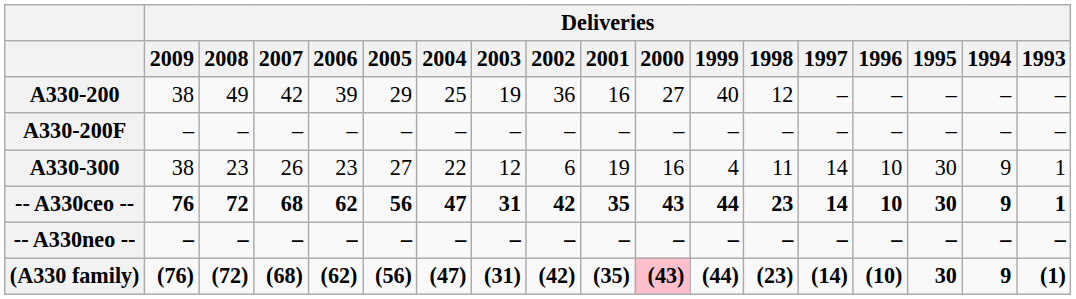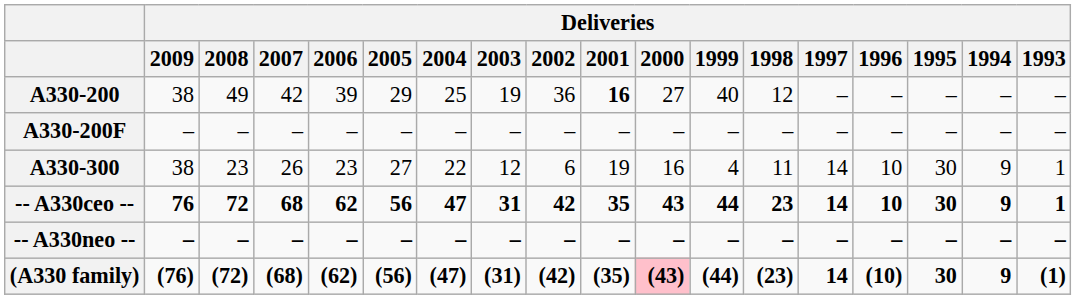(619, 95) normal -> (619, 95) bold
(829, 276) (14) -> (837, 276) 14
